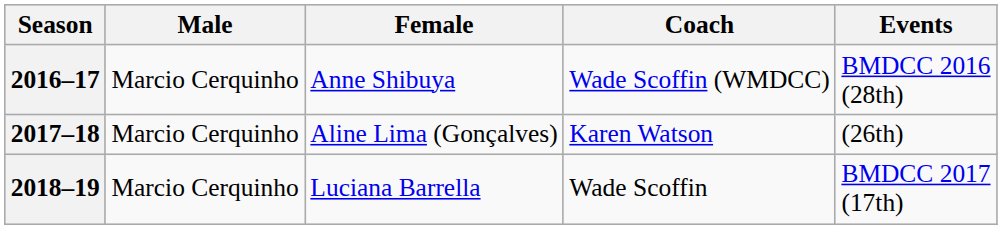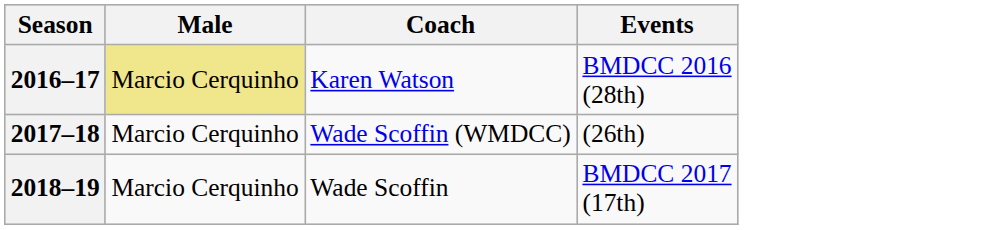- column: (434, 24)
(205, 79) no background -> (205, 79) khaki background
(700, 79) Wade Scoffin (WMDCC) -> (382, 79) Karen Watson
(641, 133) Karen Watson -> (441, 133) Wade Scoffin (WMDCC)
